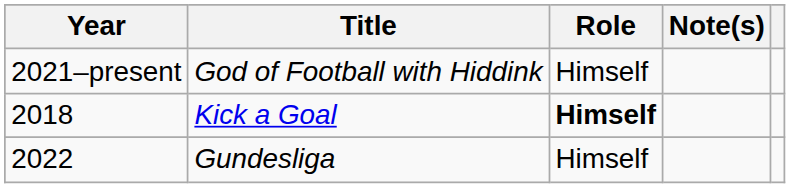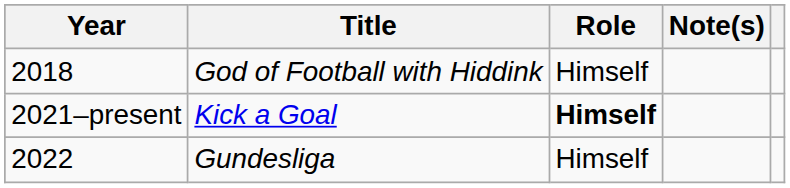(96, 70) 2021–present -> (42, 70) 2018
(42, 114) 2018 -> (96, 114) 2021–present
